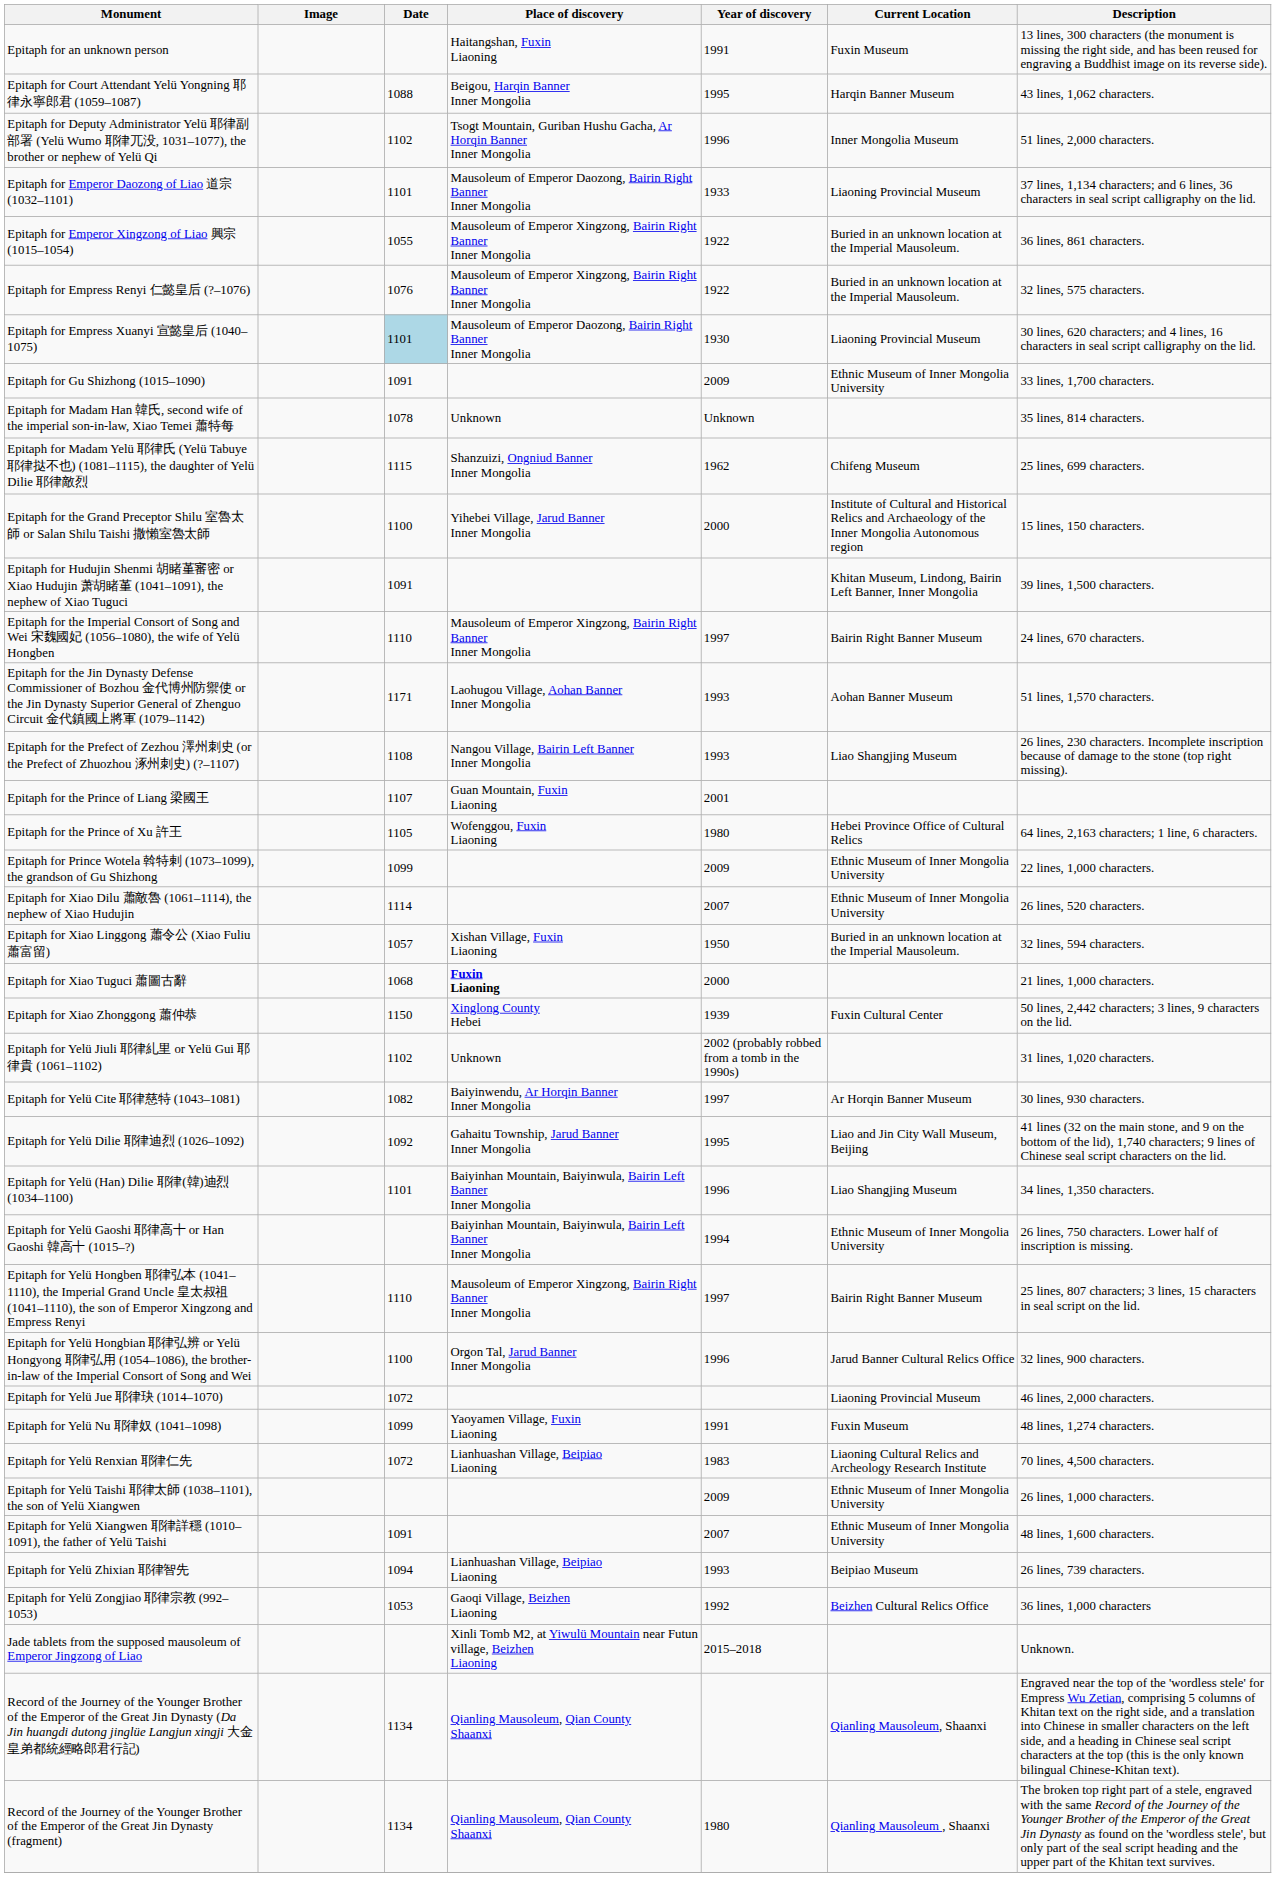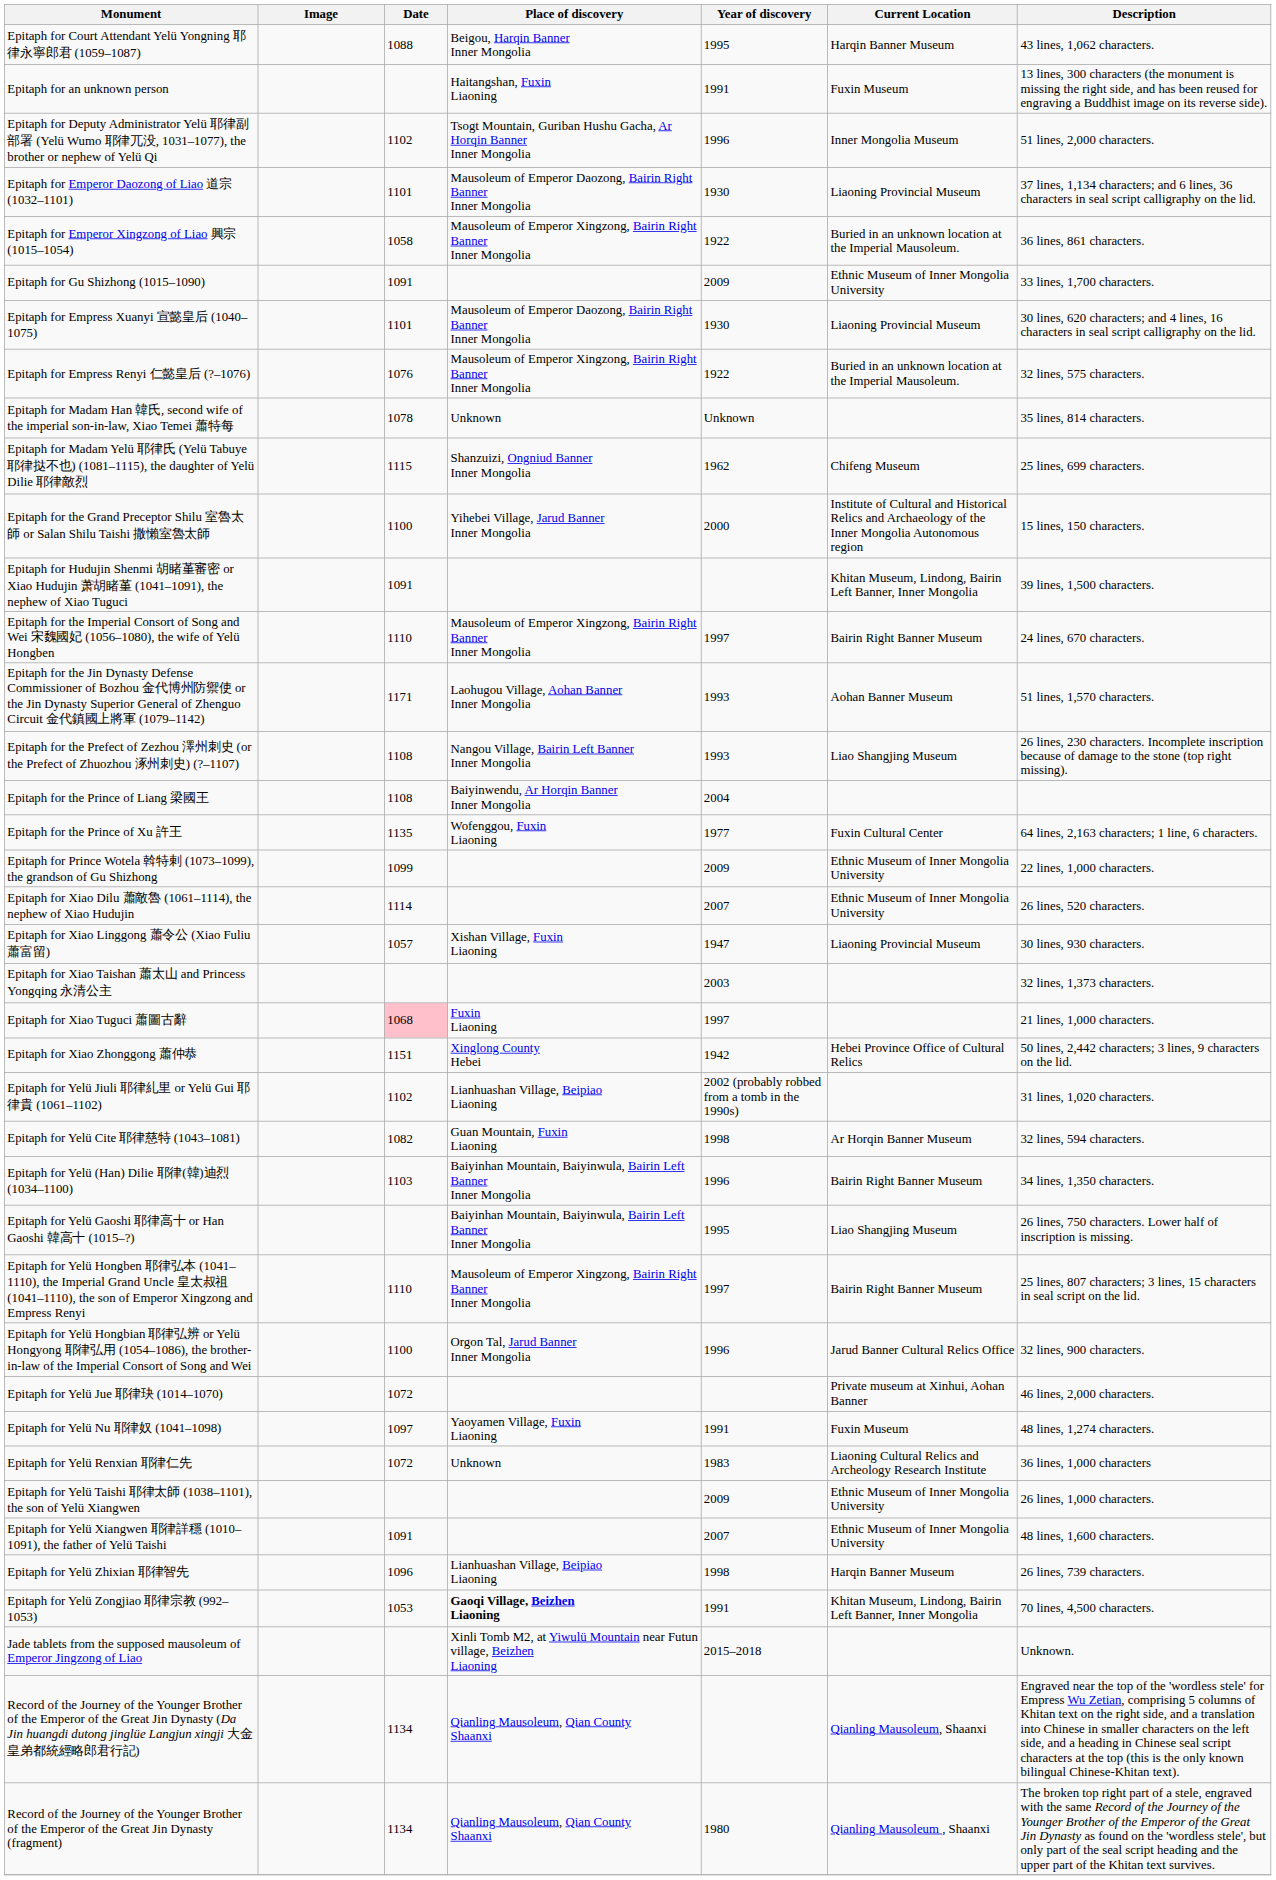rows swapped: (88, 49) <-> (126, 93)
(717, 191) 1933 -> (717, 191) 1930
(400, 240) 1055 -> (400, 240) 1058
rows swapped: (129, 289) <-> (106, 381)
(400, 339) lightblue background -> (400, 324) no background
(400, 797) 1107 -> (400, 797) 1108
(509, 797) Guan Mountain, Fuxin Liaoning -> (534, 797) Baiyinwendu, Ar Horqin Banner Inner Mongolia
(717, 797) 2001 -> (717, 797) 2004
(400, 832) 1105 -> (400, 832) 1135
(717, 832) 1980 -> (717, 832) 1977
(917, 832) Hebei Province Office of Cultural Relics -> (887, 832) Fuxin Cultural Center
(717, 943) 1950 -> (717, 943) 1947
(916, 943) Buried in an unknown location at the Imperial Mausoleum. -> (906, 943) Liaoning Provincial Museum
(1082, 943) 32 lines, 594 characters. -> (1082, 943) 30 lines, 930 characters.
+ row: (126, 982)
(400, 980) no background -> (400, 1020) pink background
(475, 980) bold -> (474, 1020) normal
(717, 980) 2000 -> (717, 1020) 1997
(400, 1015) 1150 -> (400, 1055) 1151
(717, 1015) 1939 -> (717, 1055) 1942
(887, 1015) Fuxin Cultural Center -> (917, 1055) Hebei Province Office of Cultural Relics
(476, 1057) Unknown -> (526, 1097) Lianhuashan Village, Beipiao Liaoning
(534, 1099) Baiyinwendu, Ar Horqin Banner Inner Mongolia -> (509, 1138) Guan Mountain, Fuxin Liaoning
(717, 1099) 1997 -> (717, 1138) 1998
(1082, 1099) 30 lines, 930 characters. -> (1082, 1138) 32 lines, 594 characters.
- row: (126, 1140)
(400, 1190) 1101 -> (400, 1180) 1103
(894, 1190) Liao Shangjing Museum -> (906, 1180) Bairin Right Banner Museum
(717, 1239) 1994 -> (717, 1229) 1995
(920, 1239) Ethnic Museum of Inner Mongolia University -> (894, 1229) Liao Shangjing Museum
(906, 1397) Liaoning Provincial Museum -> (917, 1394) Private museum at Xinhui, Aohan Banner
(400, 1426) 1099 -> (400, 1428) 1097
(526, 1461) Lianhuashan Village, Beipiao Liaoning -> (476, 1463) Unknown
(1087, 1461) 70 lines, 4,500 characters. -> (1086, 1463) 36 lines, 1,000 characters
(400, 1569) 1094 -> (400, 1572) 1096
(717, 1569) 1993 -> (717, 1572) 1998
(874, 1569) Beipiao Museum -> (892, 1572) Harqin Banner Museum
(510, 1605) normal -> (513, 1608) bold
(717, 1605) 1992 -> (717, 1608) 1991
(909, 1605) Beizhen Cultural Relics Office -> (916, 1608) Khitan Museum, Lindong, Bairin Left Banner, Inner Mongolia
(1086, 1605) 36 lines, 1,000 characters -> (1087, 1608) 70 lines, 4,500 characters.
